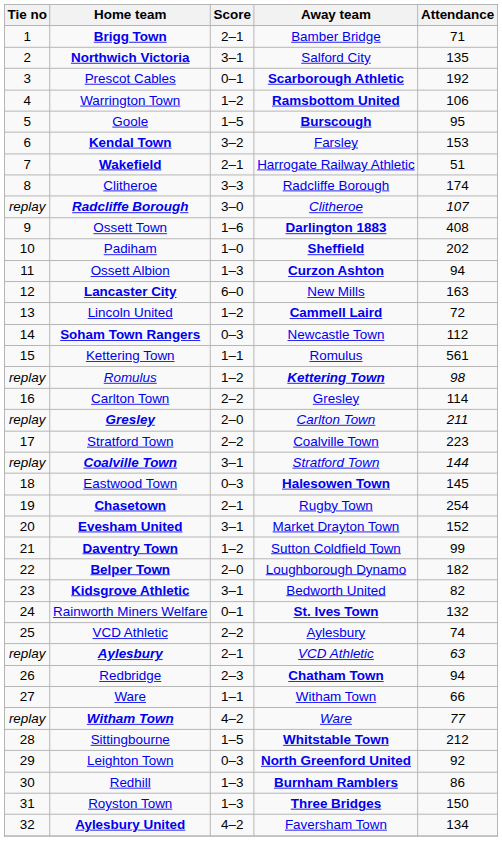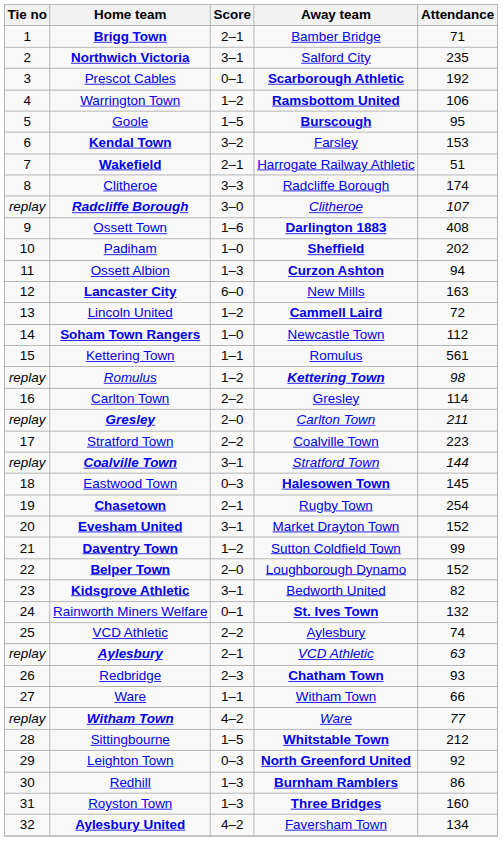(458, 57) 135 -> (458, 57) 235
(232, 334) 0–3 -> (232, 334) 1–0
(458, 569) 182 -> (458, 569) 152
(458, 675) 94 -> (458, 675) 93
(458, 803) 150 -> (458, 803) 160
